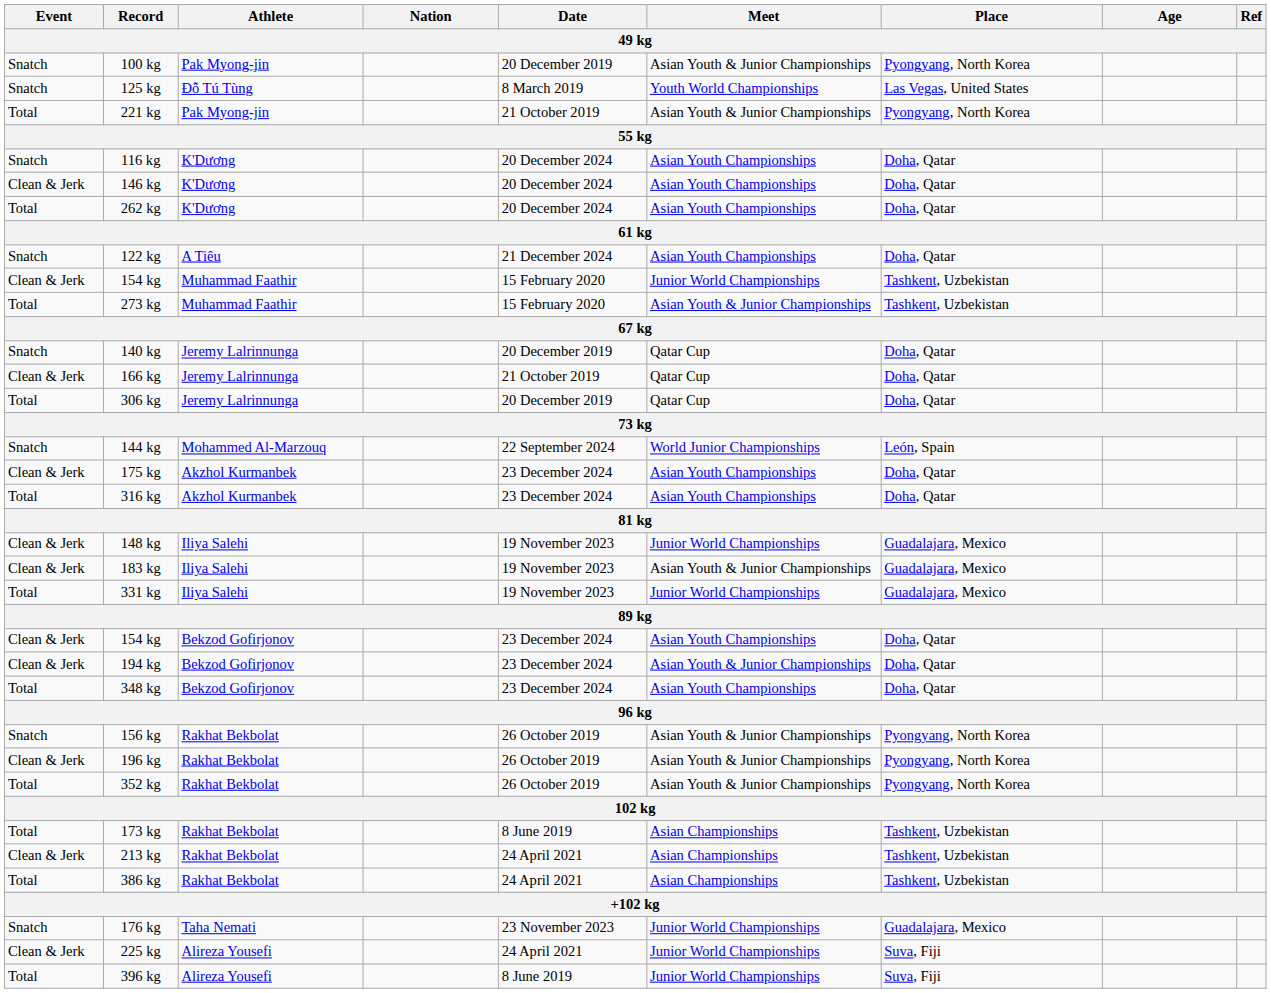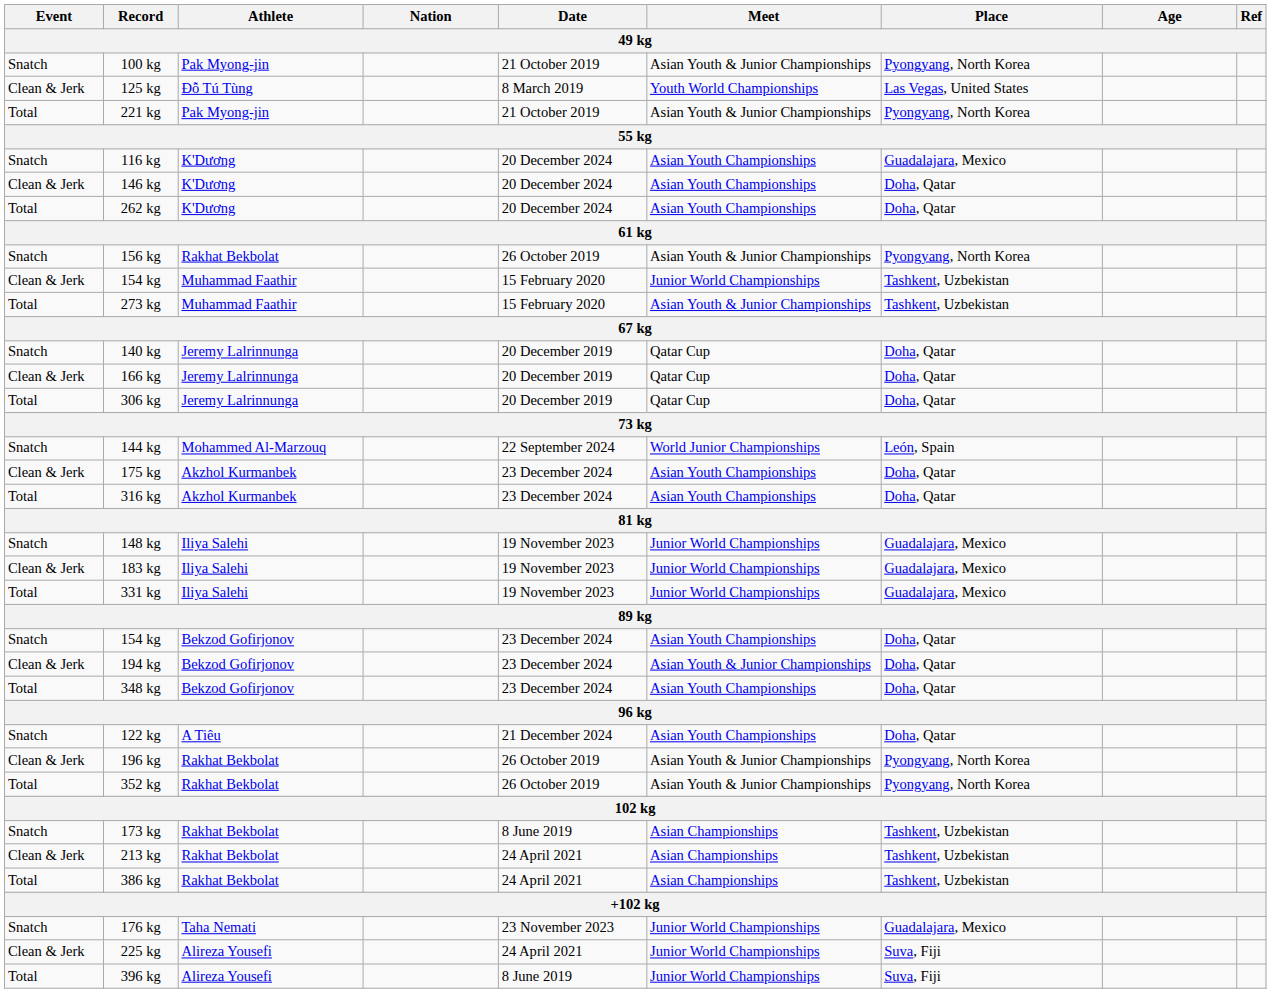(557, 64) 20 December 2019 -> (551, 64) 21 October 2019
(28, 88) Snatch -> (46, 88) Clean & Jerk
(920, 160) Doha, Qatar -> (945, 160) Guadalajara, Mexico
rows swapped: (141, 256) <-> (141, 736)
(551, 376) 21 October 2019 -> (557, 376) 20 December 2019
(46, 544) Clean & Jerk -> (28, 544) Snatch
(760, 568) Asian Youth & Junior Championships -> (735, 568) Junior World Championships
(46, 640) Clean & Jerk -> (28, 640) Snatch
(23, 832) Total -> (28, 832) Snatch
